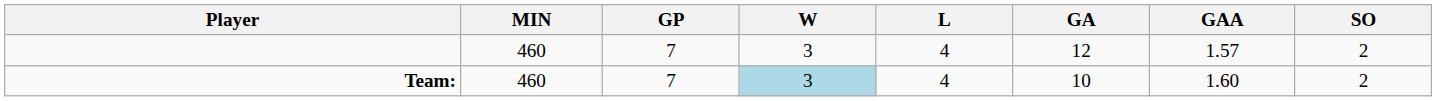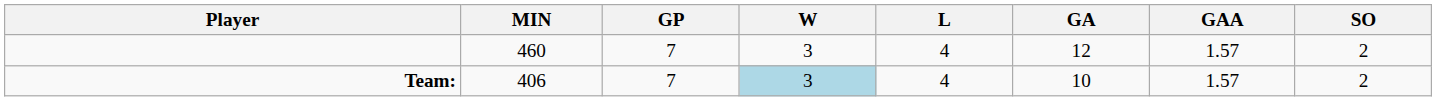(532, 80) 460 -> (532, 80) 406
(1222, 80) 1.60 -> (1222, 80) 1.57
